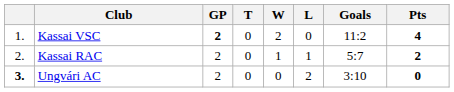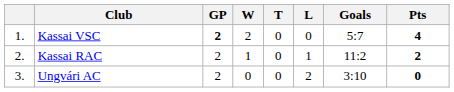columns swapped: (278, 14) <-> (248, 14)
(355, 35) 11:2 -> (355, 35) 5:7
(355, 55) 5:7 -> (355, 55) 11:2
(20, 76) bold -> (20, 76) normal
